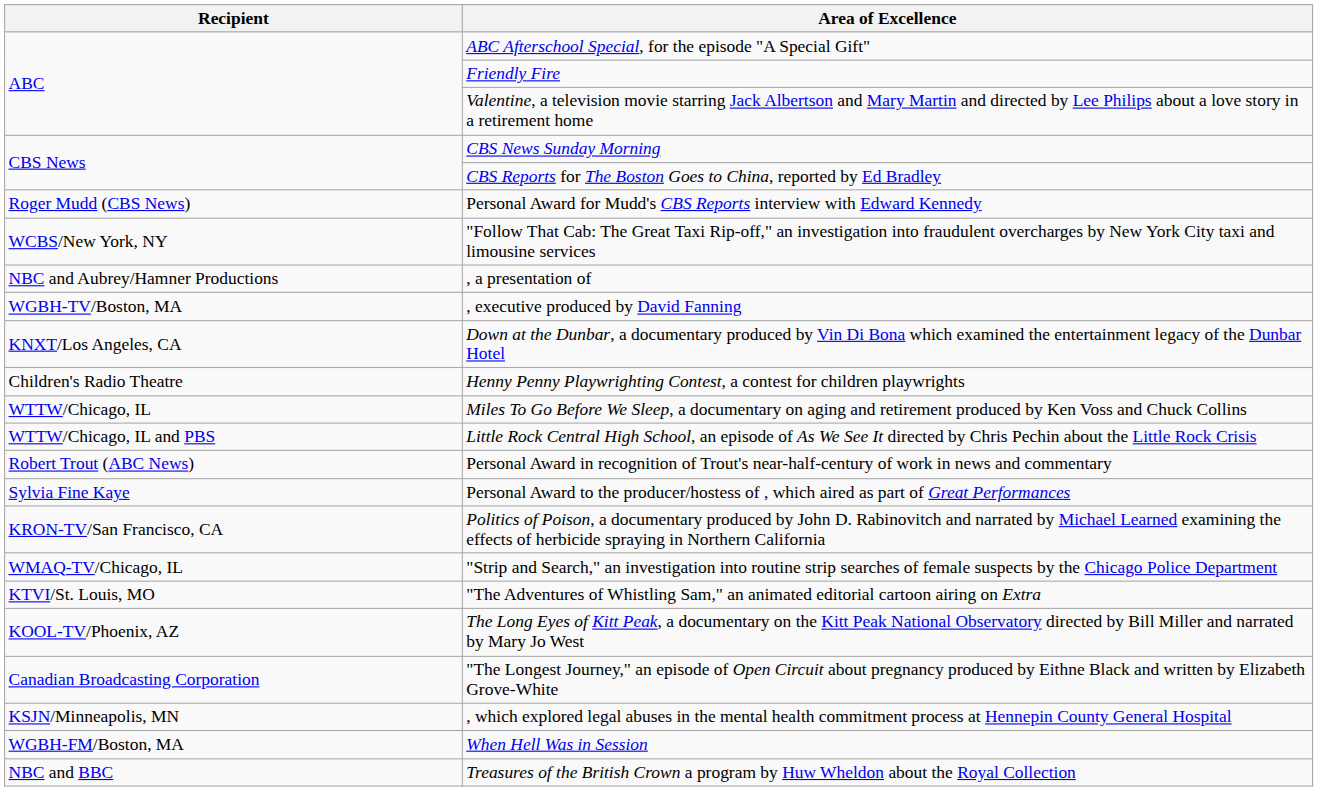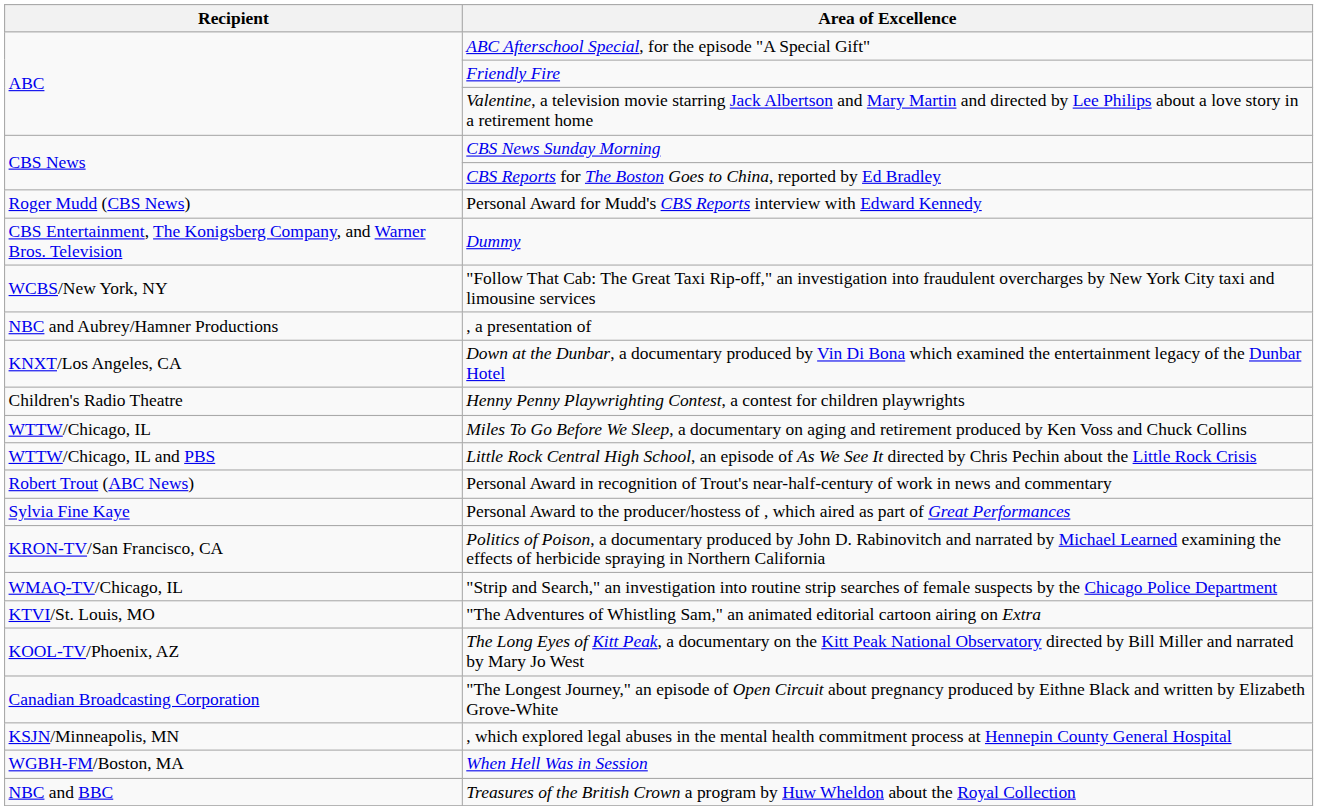+ row: (493, 241)
- row: (604, 306)
